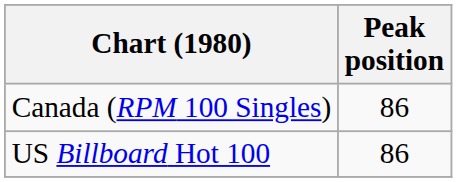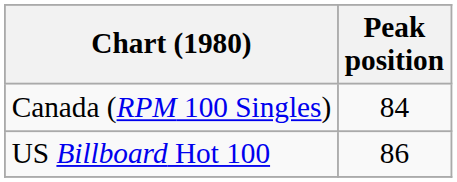(394, 107) 86 -> (394, 107) 84
